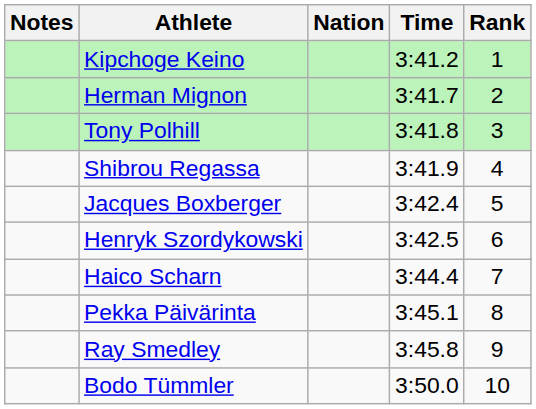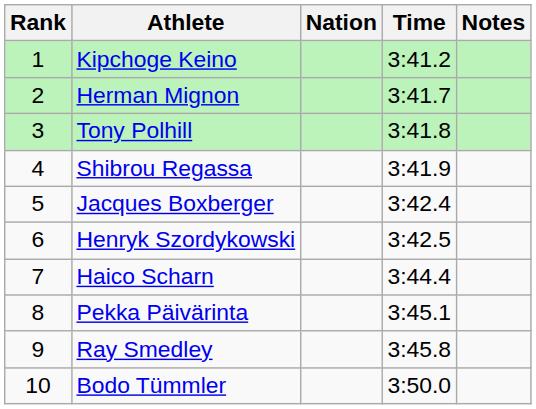columns swapped: (497, 22) <-> (42, 22)
